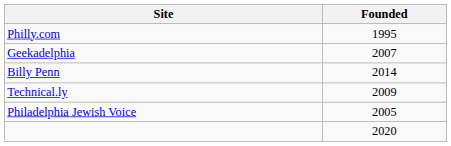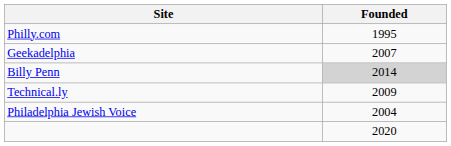(384, 72) no background -> (384, 72) lightgrey background
(384, 111) 2005 -> (384, 111) 2004
